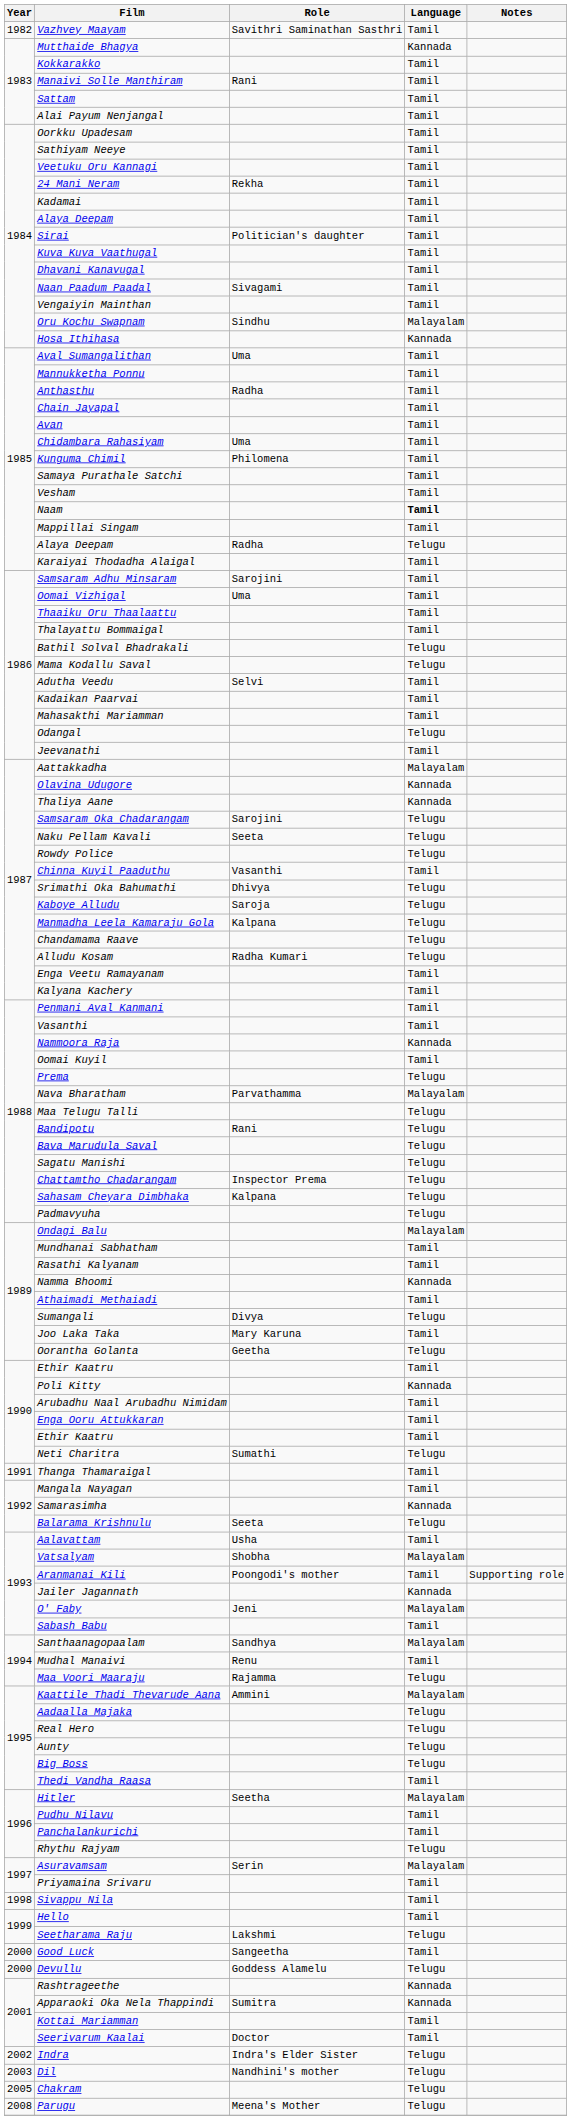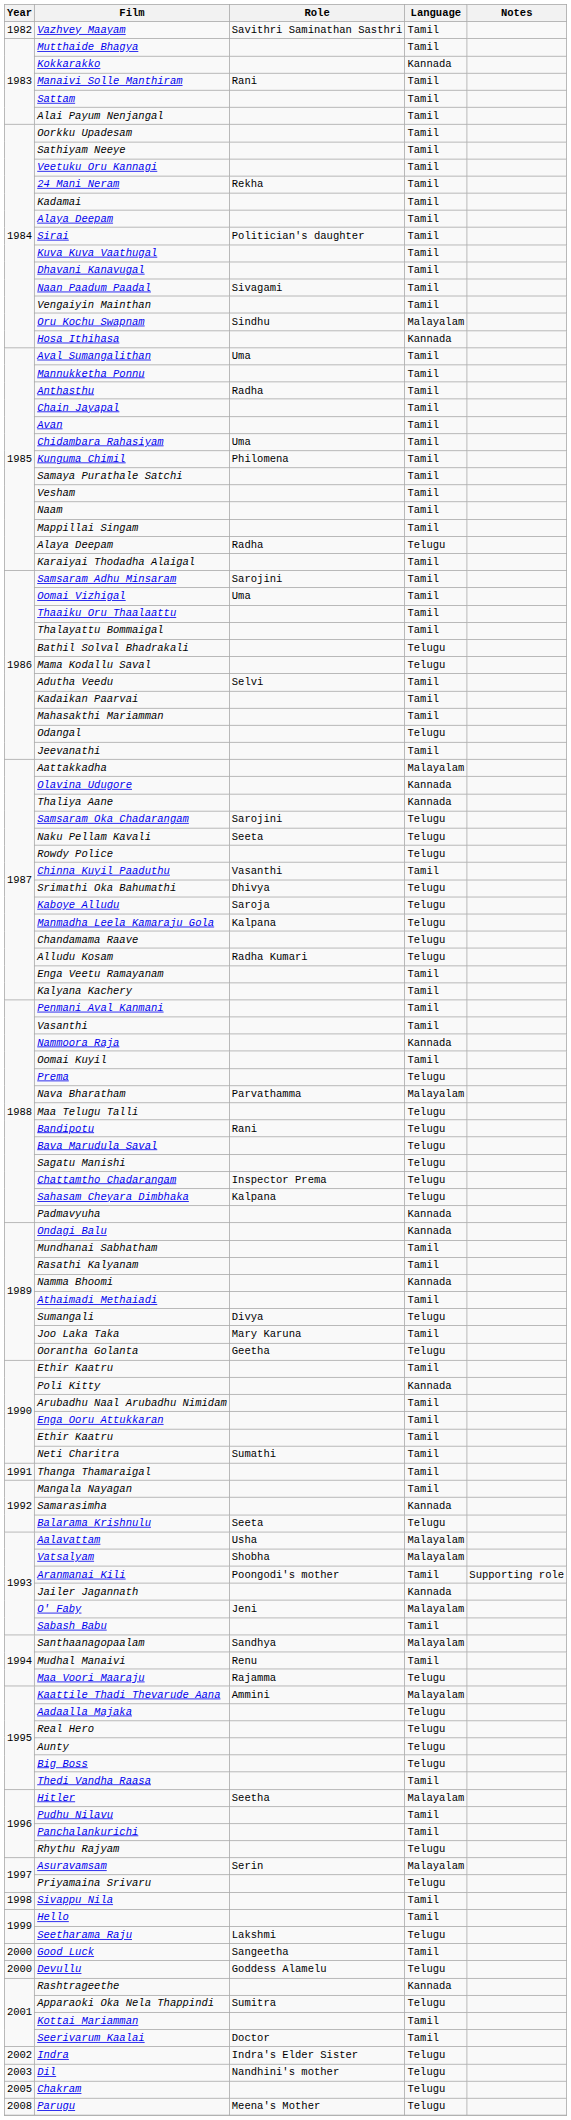(430, 47) Kannada -> (423, 47) Tamil
(423, 64) Tamil -> (430, 64) Kannada
(423, 511) bold -> (423, 511) normal
(426, 1214) Telugu -> (430, 1214) Kannada
(436, 1231) Malayalam -> (430, 1231) Kannada
(426, 1455) Telugu -> (423, 1455) Tamil
(423, 1540) Tamil -> (436, 1540) Malayalam
(423, 1884) Tamil -> (426, 1884) Telugu
(430, 2004) Kannada -> (426, 2004) Telugu
